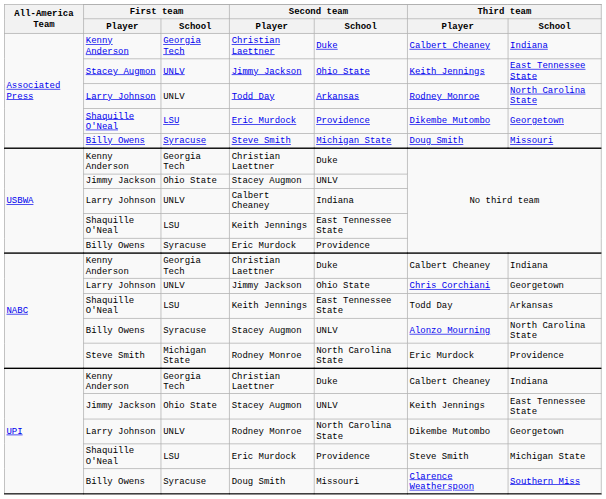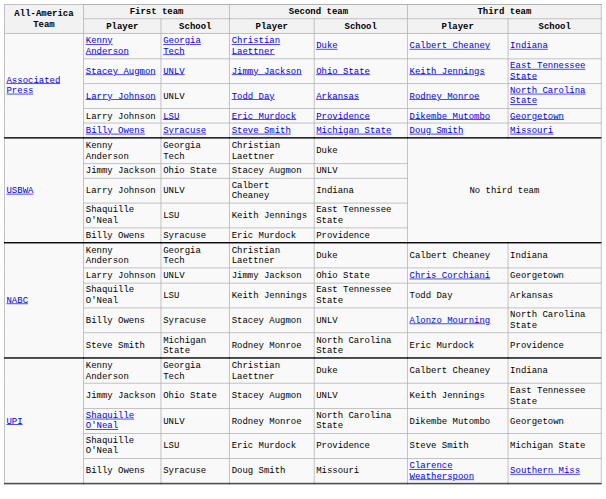(110, 121) Shaquille O'Neal -> (121, 116) Larry Johnson
(121, 431) Larry Johnson -> (110, 421) Shaquille O'Neal
